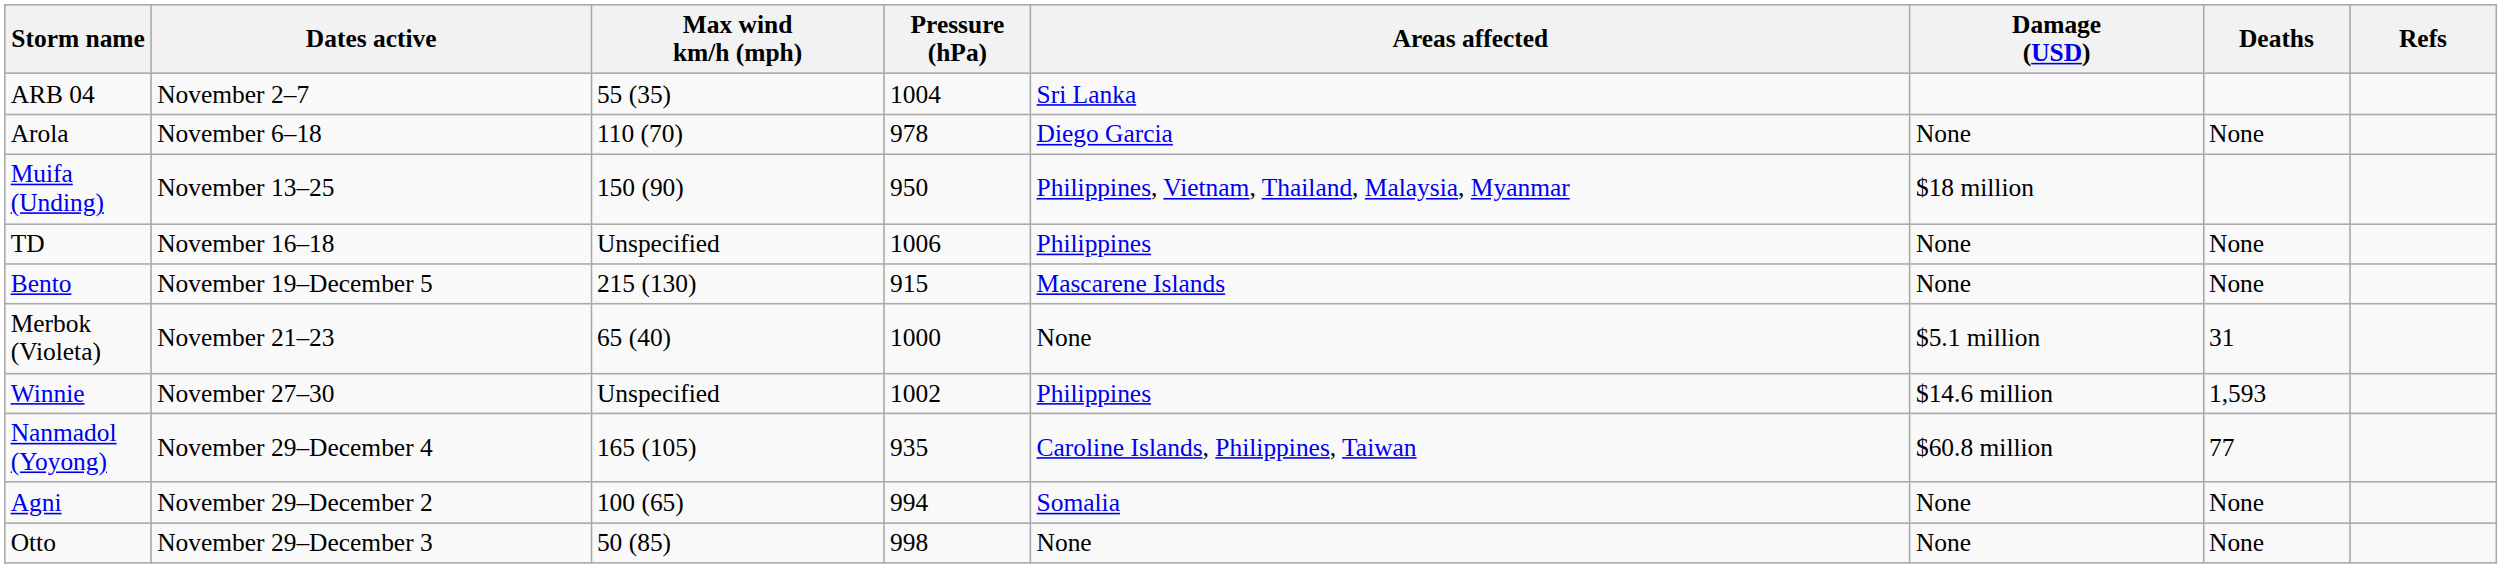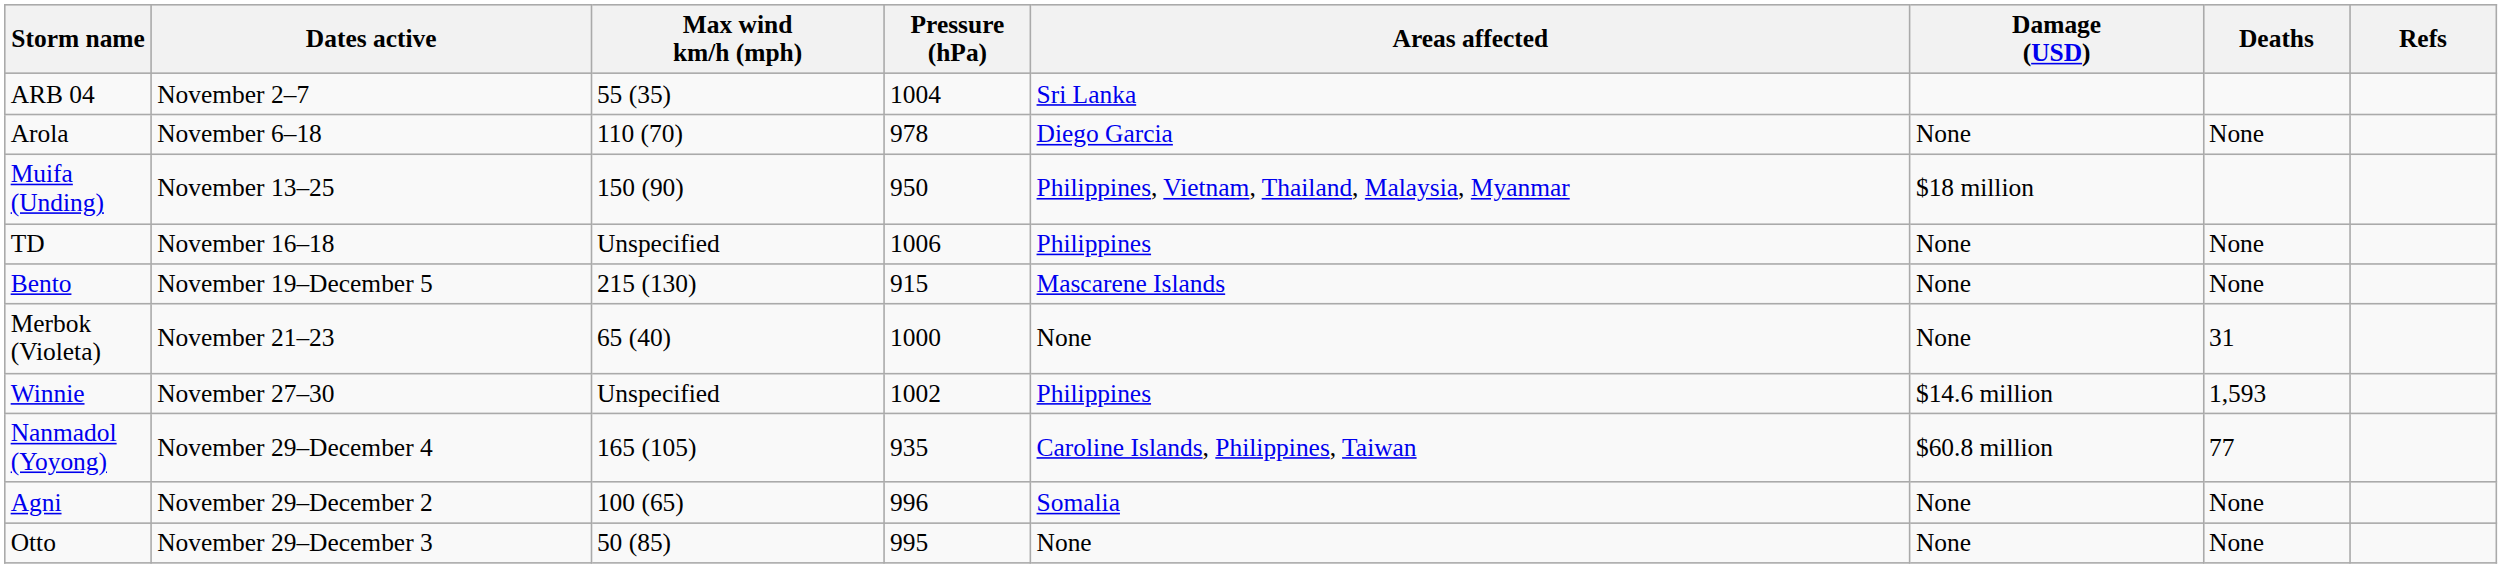(1978, 338) $5.1 million -> (1943, 338) None
(909, 502) 994 -> (909, 502) 996
(909, 542) 998 -> (909, 542) 995
